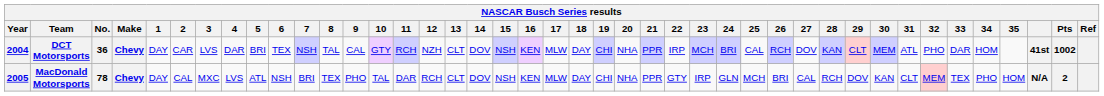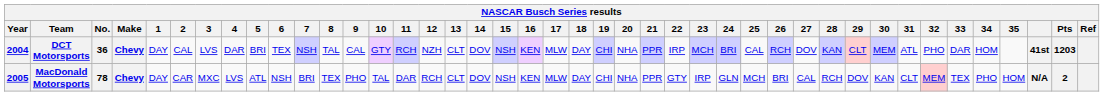(183, 50) CAR -> (183, 50) CAL
(1065, 50) 1002 -> (1065, 50) 1203
(183, 77) CAL -> (183, 77) CAR
